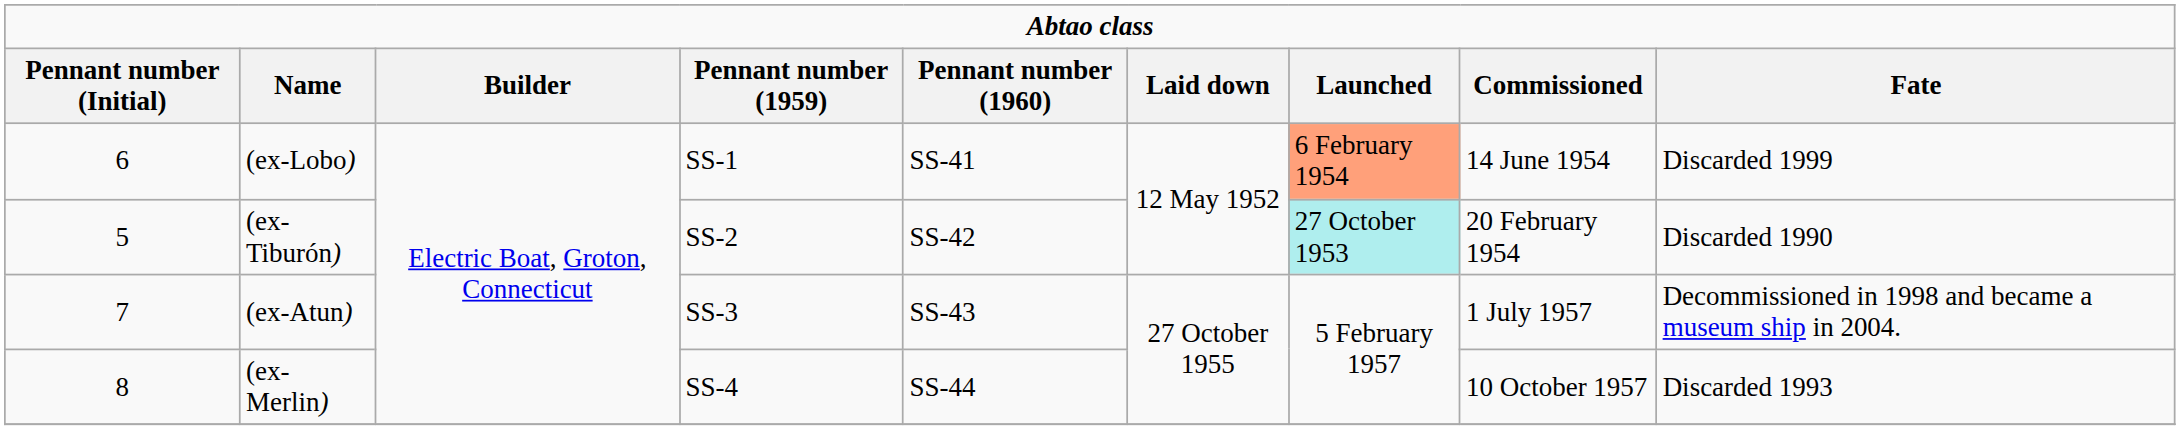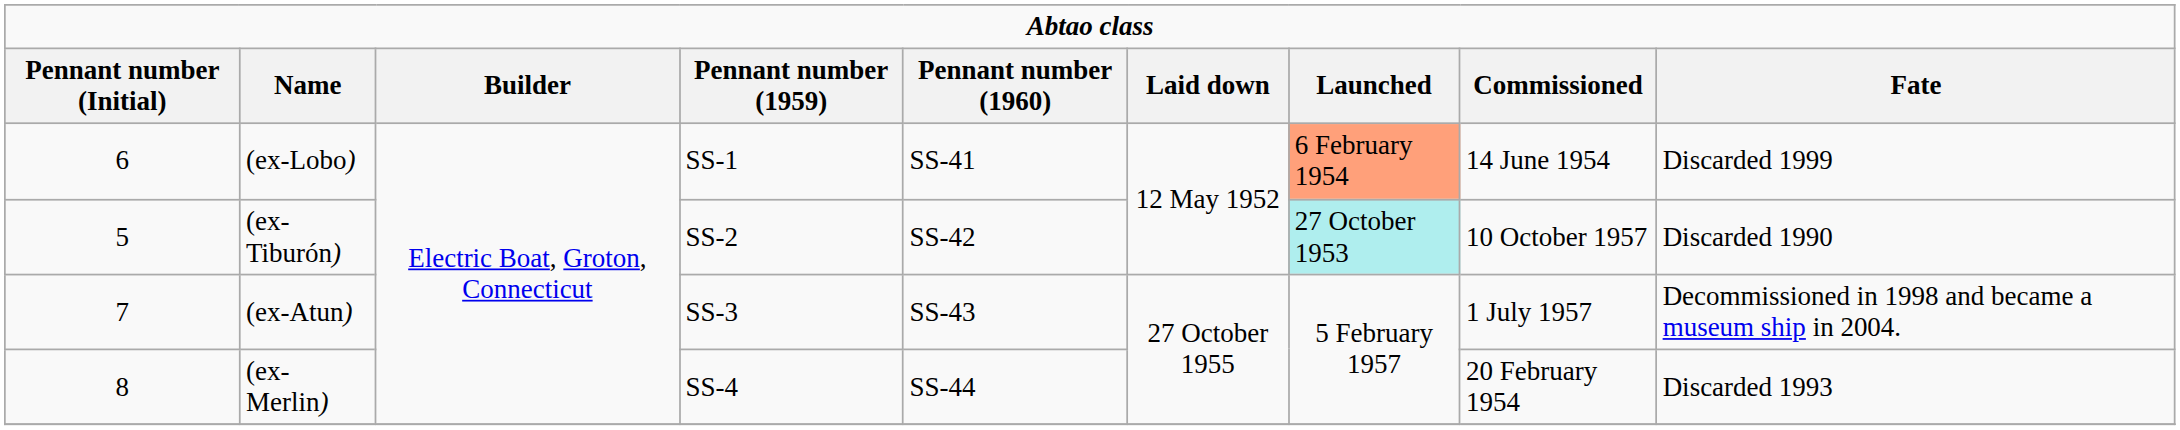(1532, 235) 20 February 1954 -> (1557, 235) 10 October 1957
(1557, 386) 10 October 1957 -> (1532, 386) 20 February 1954
